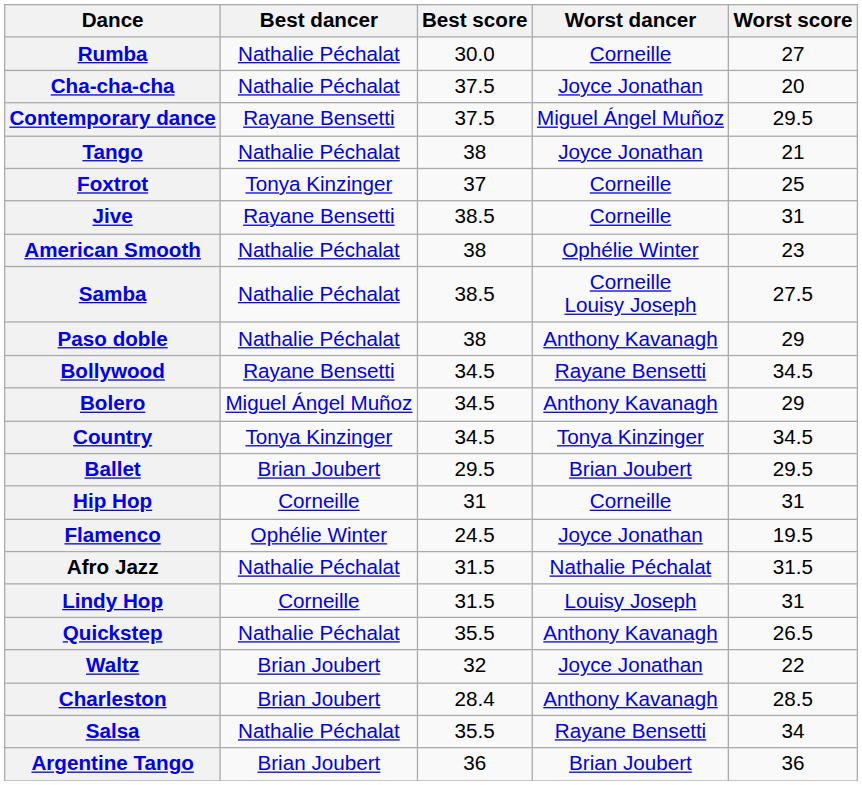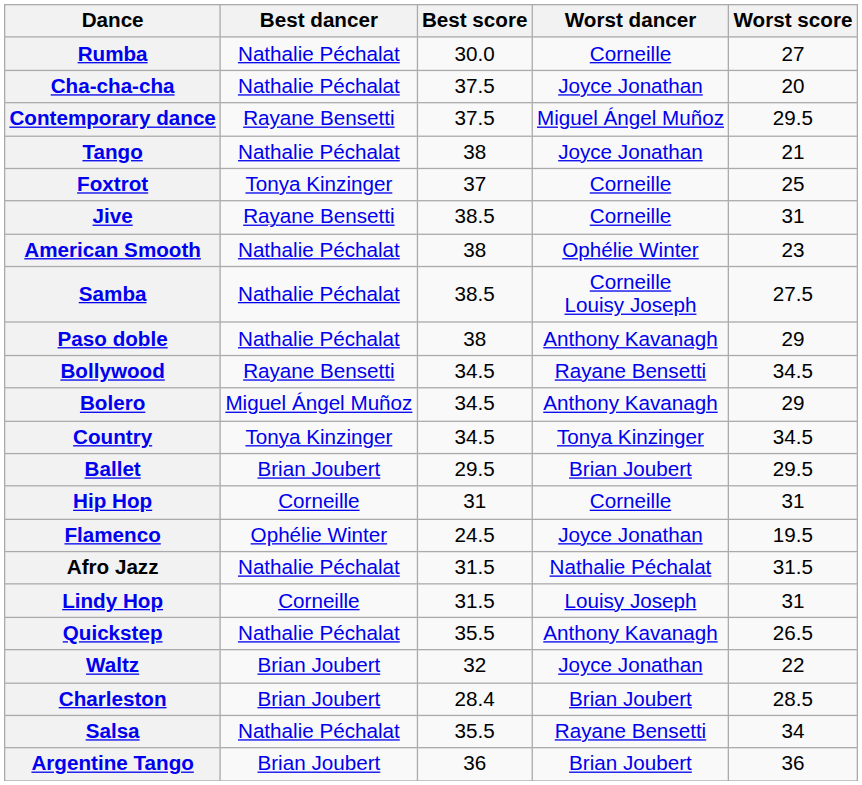(630, 698) Anthony Kavanagh -> (630, 698) Brian Joubert
